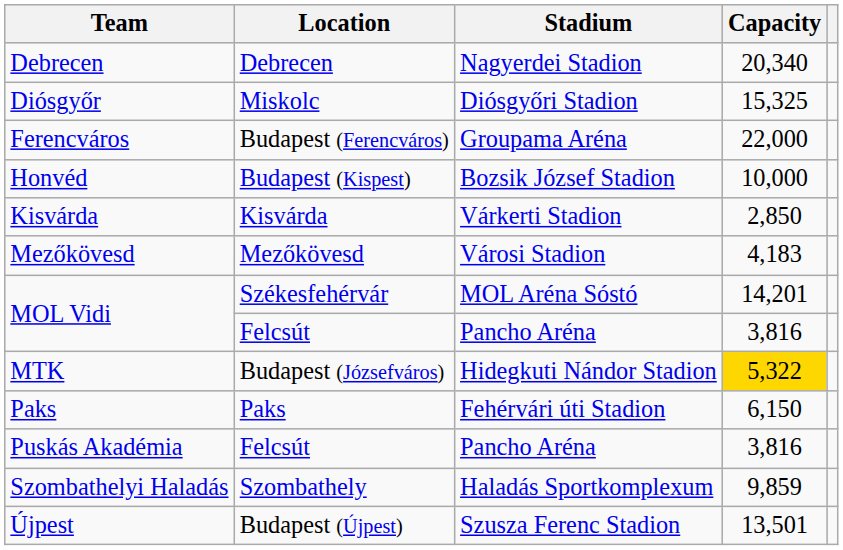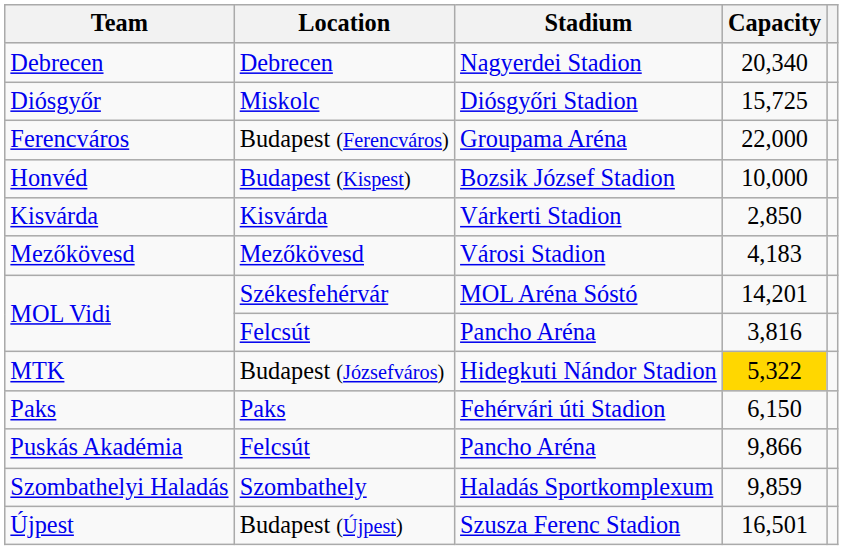(775, 100) 15,325 -> (775, 100) 15,725
(775, 448) 3,816 -> (775, 448) 9,866
(775, 525) 13,501 -> (775, 525) 16,501
